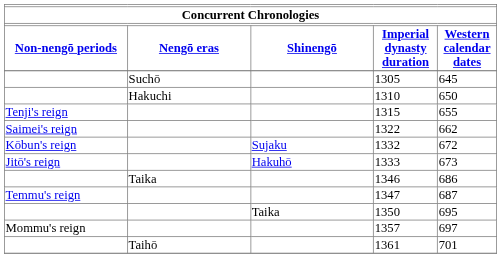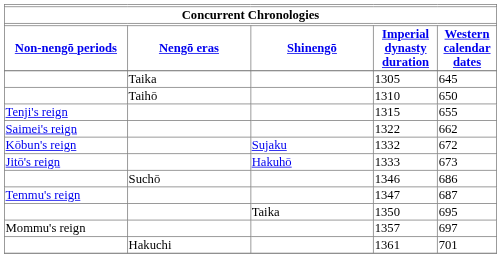(144, 79) Suchō -> (143, 79) Taika
(150, 95) Hakuchi -> (143, 95) Taihō
(143, 178) Taika -> (144, 178) Suchō
(143, 245) Taihō -> (150, 245) Hakuchi
